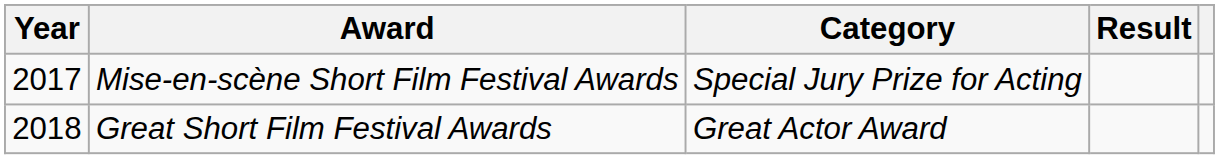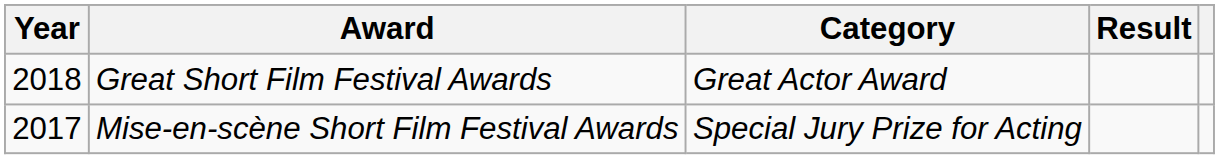rows swapped: (387, 78) <-> (324, 128)
